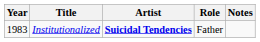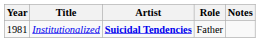(17, 29) 1983 -> (17, 29) 1981
